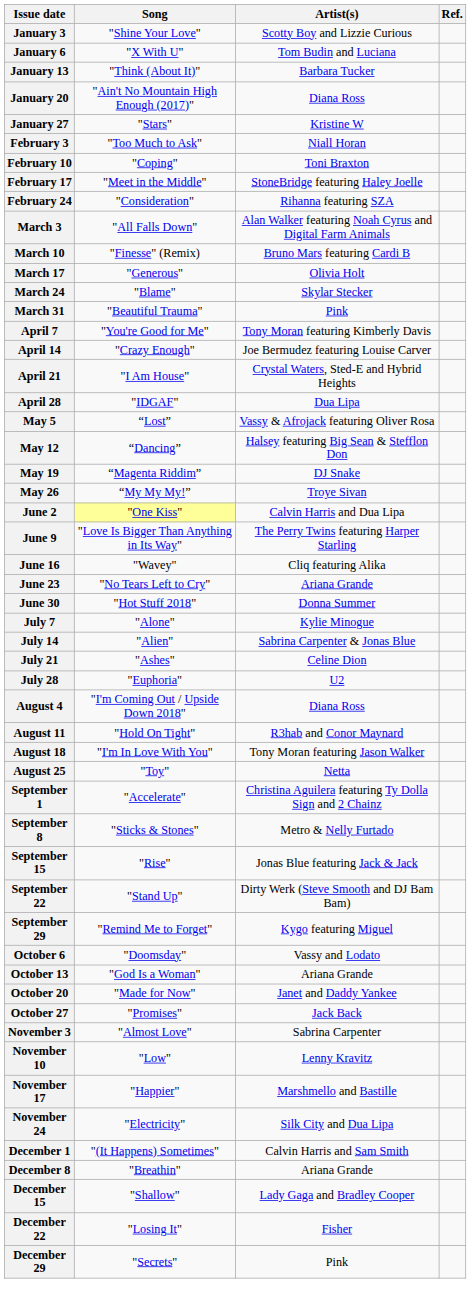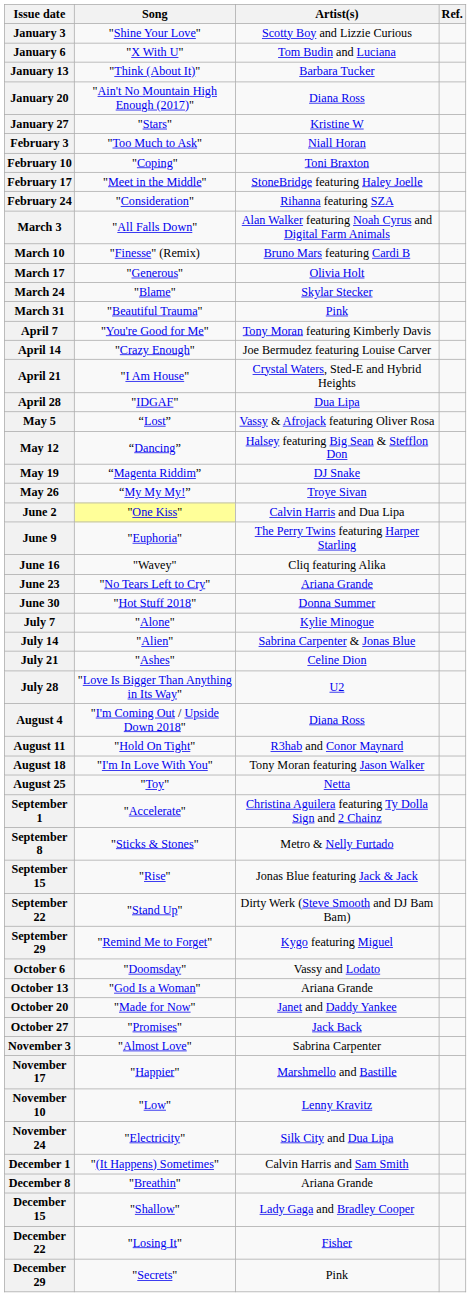(155, 538) "Love Is Bigger Than Anything in Its Way" -> (155, 538) "Euphoria"
(155, 680) "Euphoria" -> (155, 687) "Love Is Bigger Than Anything in Its Way"
rows swapped: (39, 1058) <-> (39, 1091)
